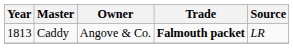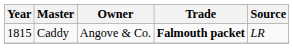(19, 33) 1813 -> (19, 33) 1815
